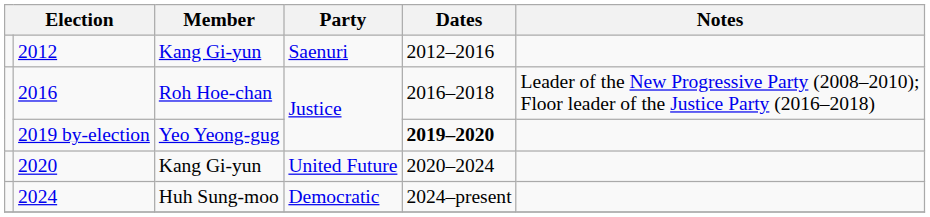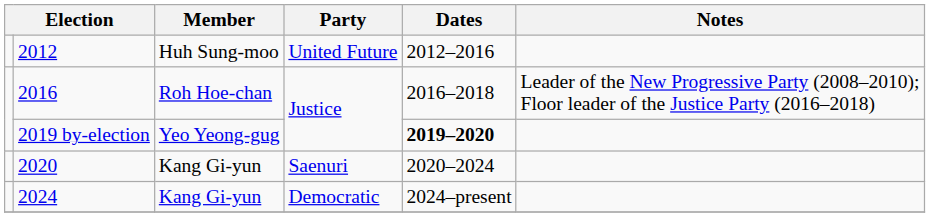(210, 50) Kang Gi-yun -> (219, 50) Huh Sung-moo
(318, 50) Saenuri -> (343, 50) United Future
(343, 165) United Future -> (318, 165) Saenuri
(219, 196) Huh Sung-moo -> (210, 196) Kang Gi-yun
